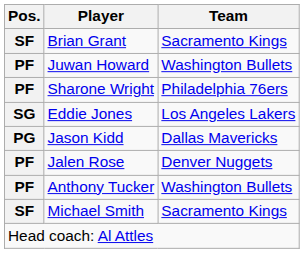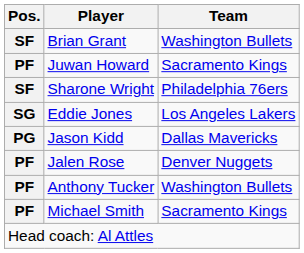(224, 41) Sacramento Kings -> (227, 41) Washington Bullets
(227, 65) Washington Bullets -> (224, 65) Sacramento Kings
(24, 89) PF -> (24, 89) SF
(24, 211) SF -> (24, 211) PF
